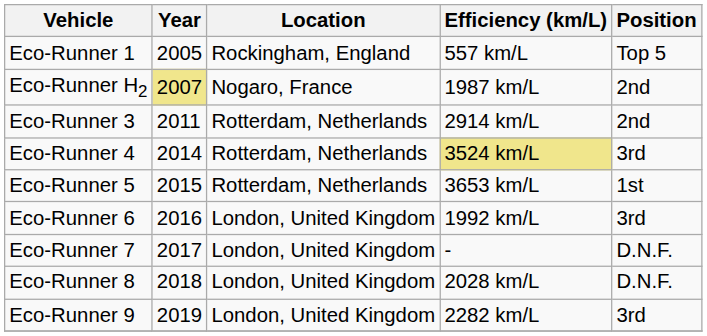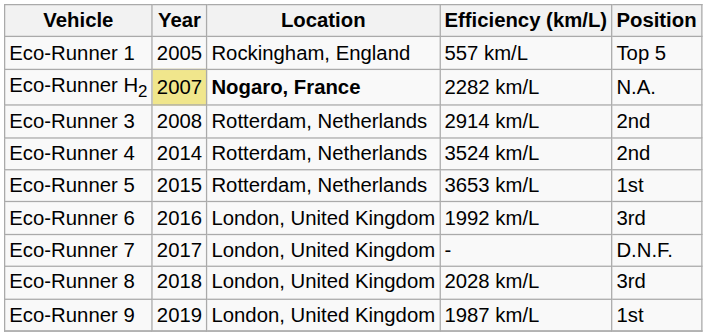(282, 87) normal -> (286, 87) bold
(492, 87) 1987 km/L -> (492, 87) 2282 km/L
(633, 87) 2nd -> (636, 87) N.A.
(179, 121) 2011 -> (179, 121) 2008
(492, 153) khaki background -> (492, 153) no background
(631, 153) 3rd -> (633, 153) 2nd
(645, 282) D.N.F. -> (631, 282) 3rd
(492, 314) 2282 km/L -> (492, 314) 1987 km/L
(631, 314) 3rd -> (630, 314) 1st
